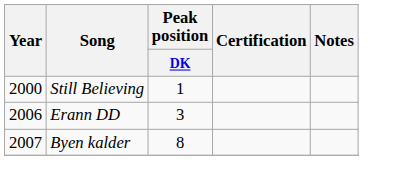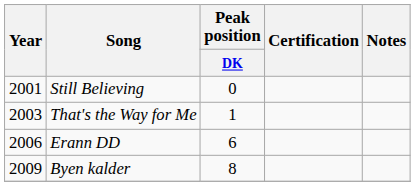(26, 89) 2000 -> (26, 89) 2001
(180, 89) 1 -> (232, 89) 0
+ row: (123, 115)
(180, 115) 3 -> (232, 141) 6
(26, 141) 2007 -> (26, 168) 2009
